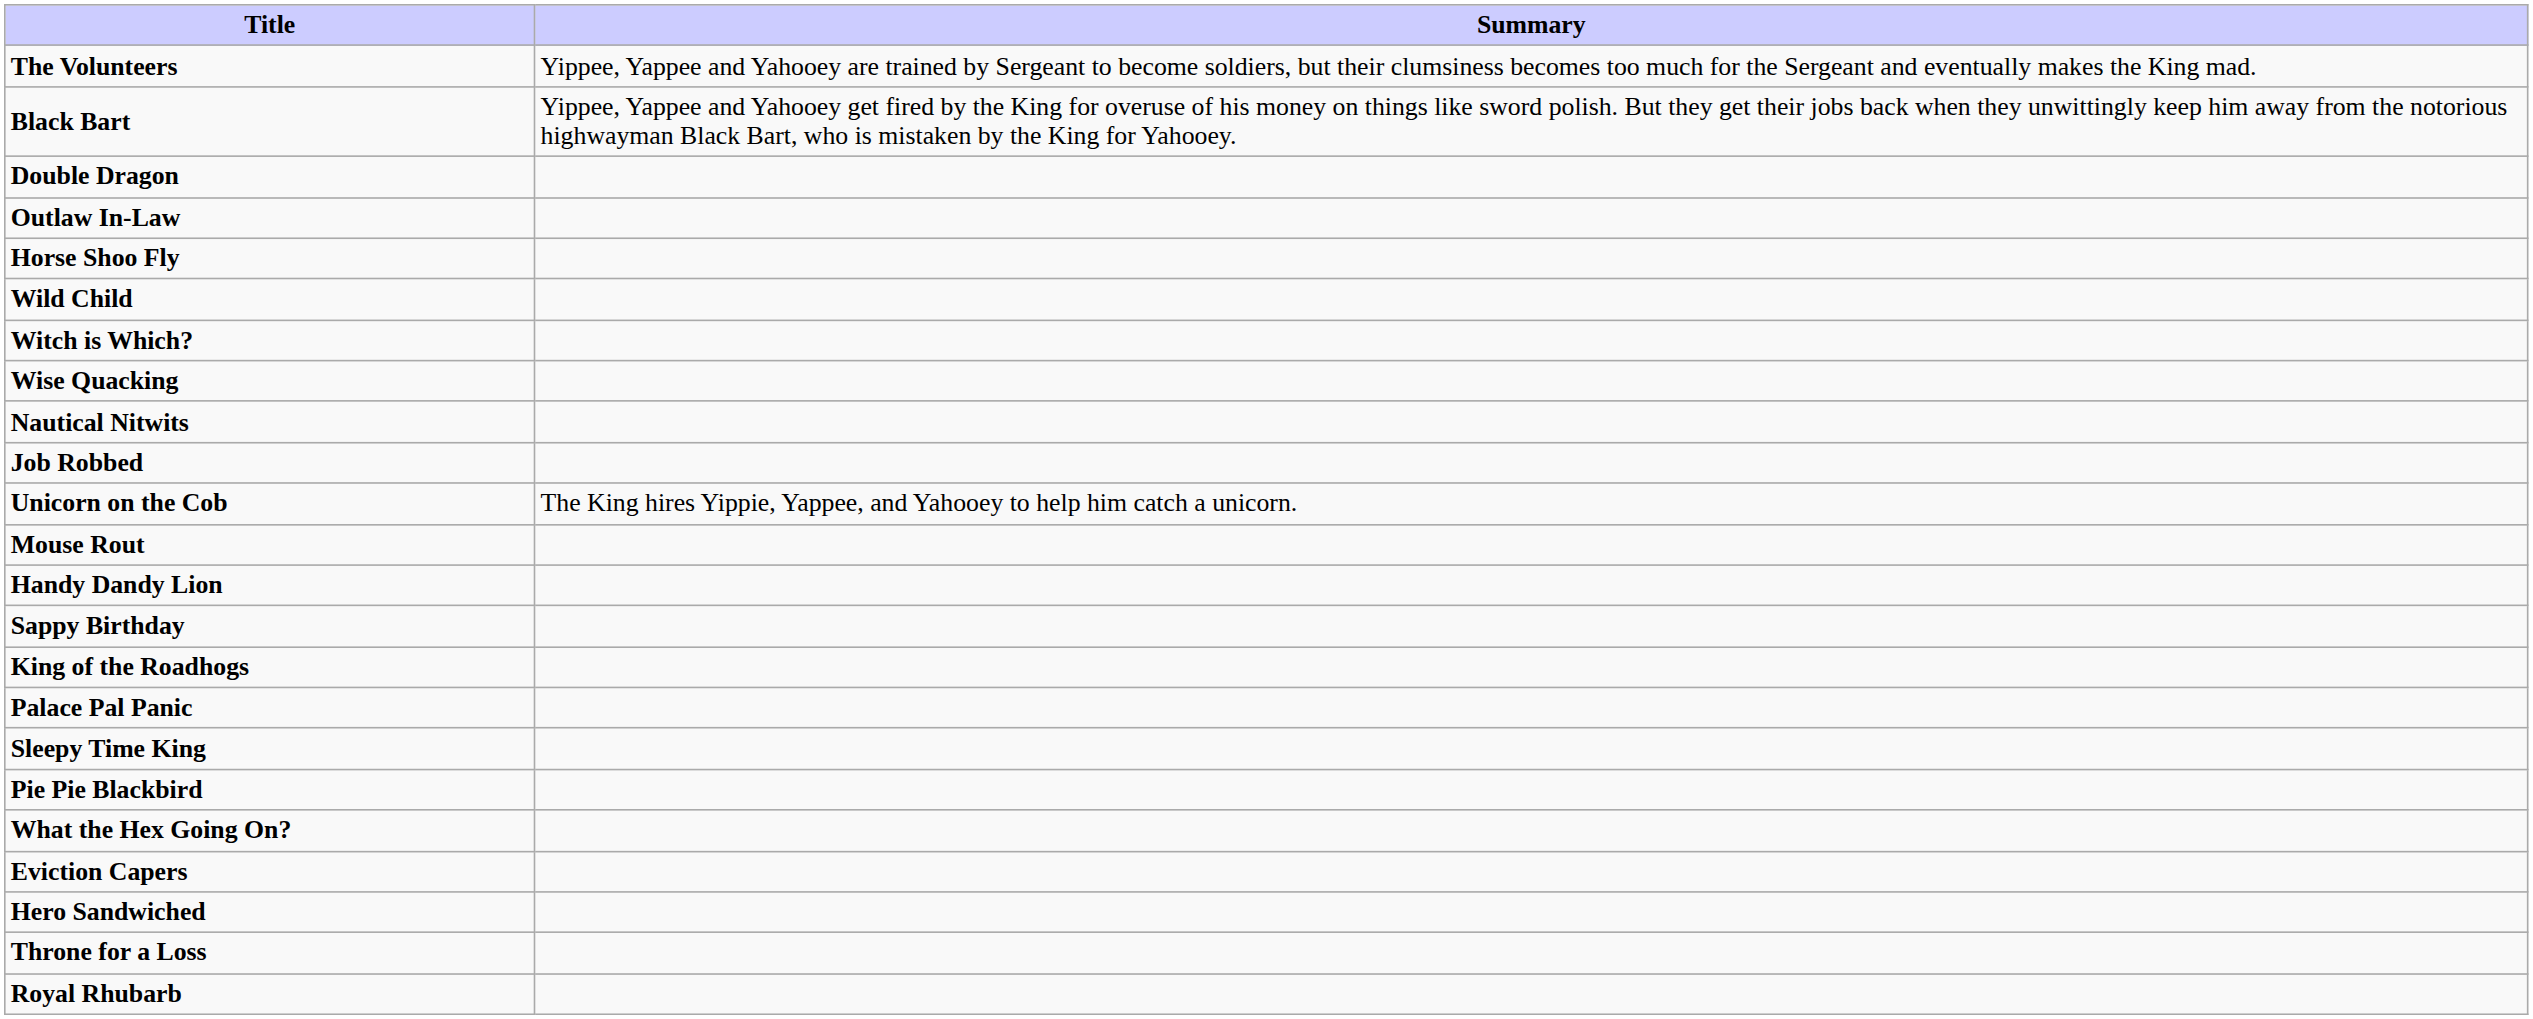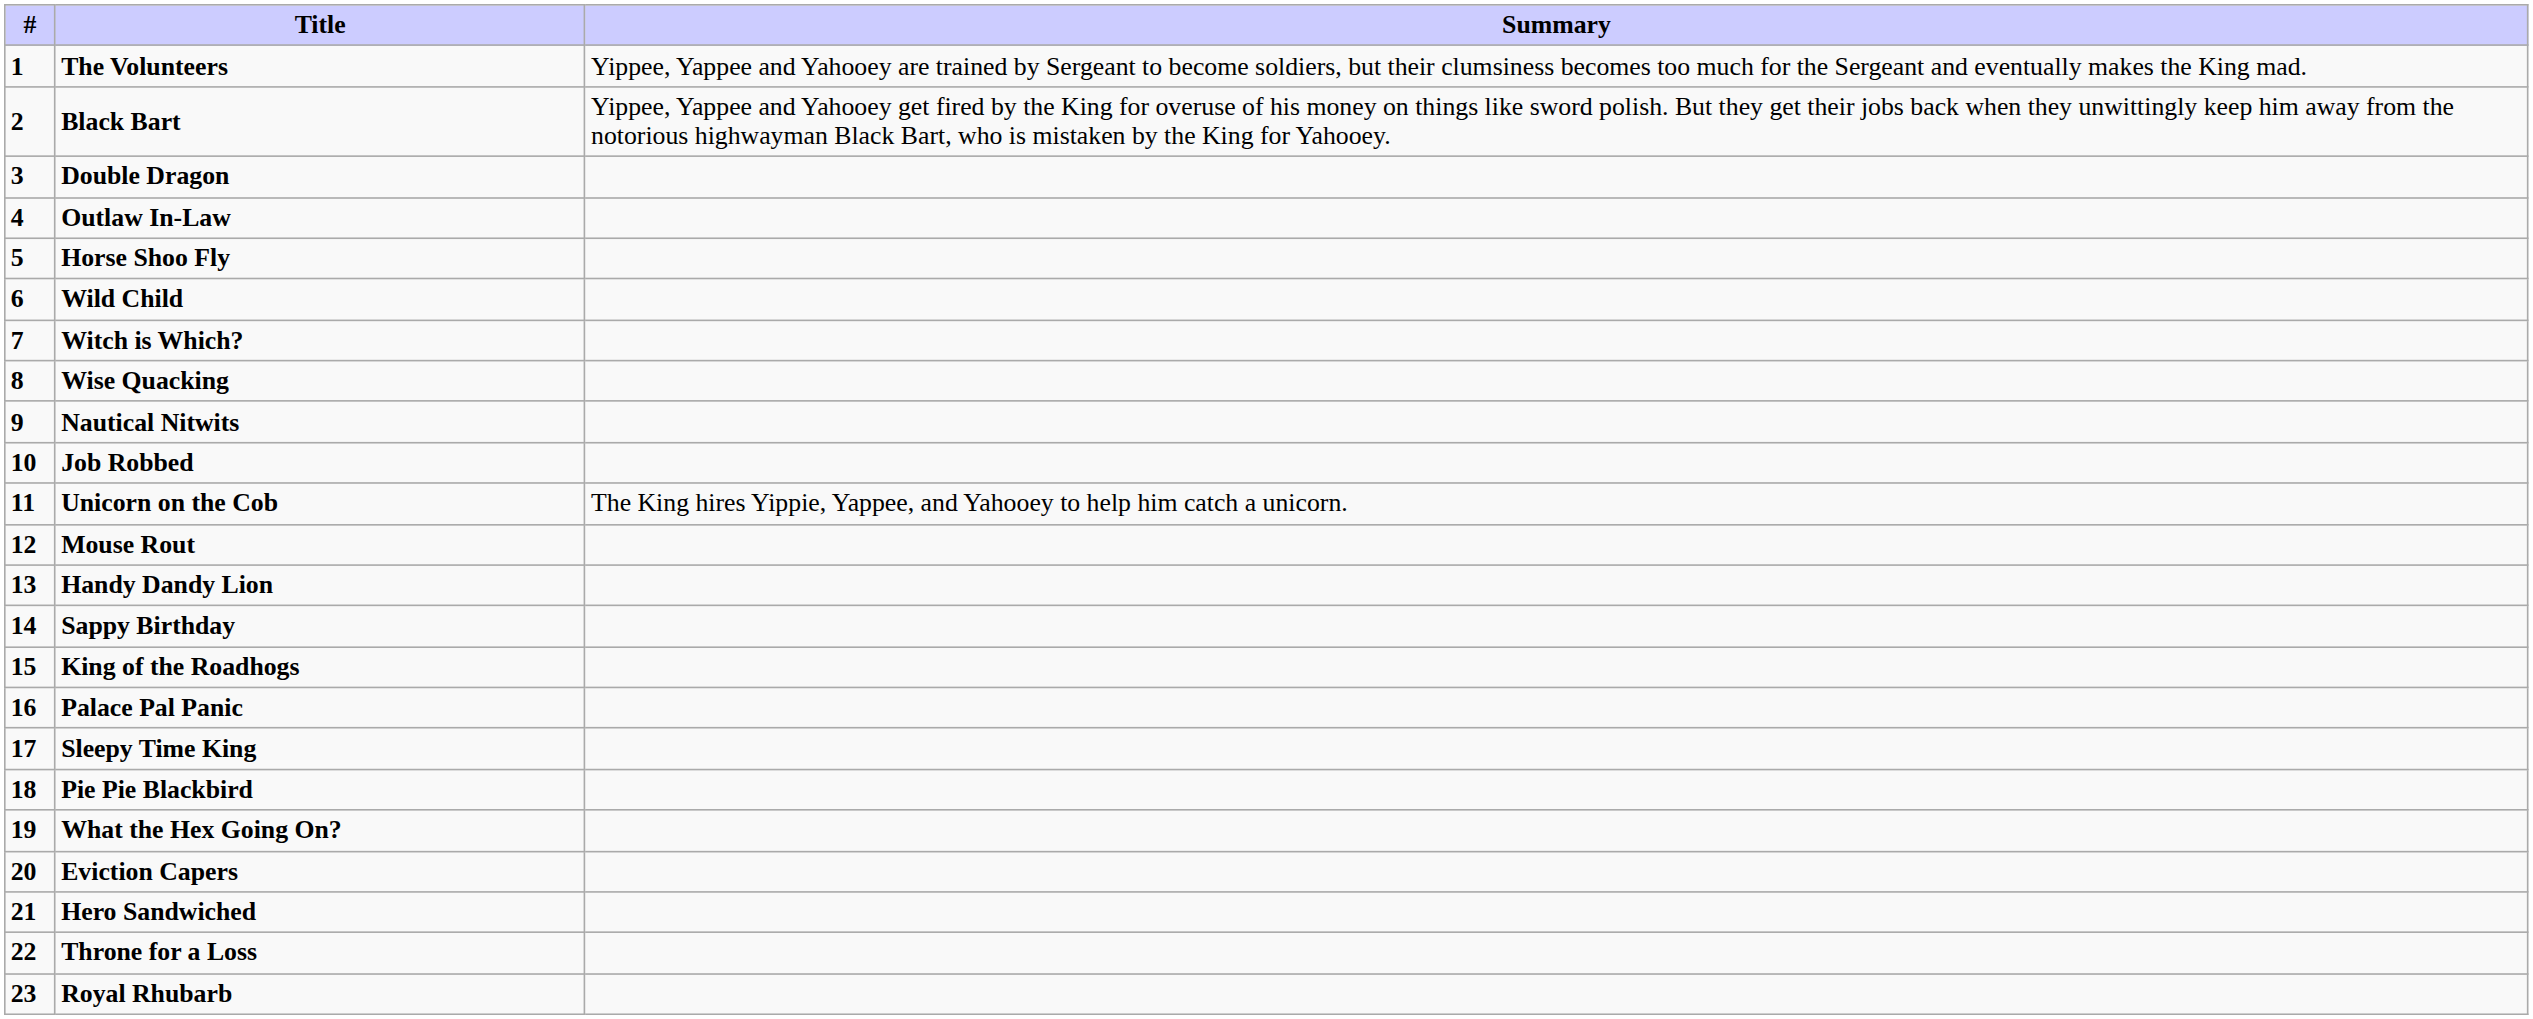+ column: (30, 24)
